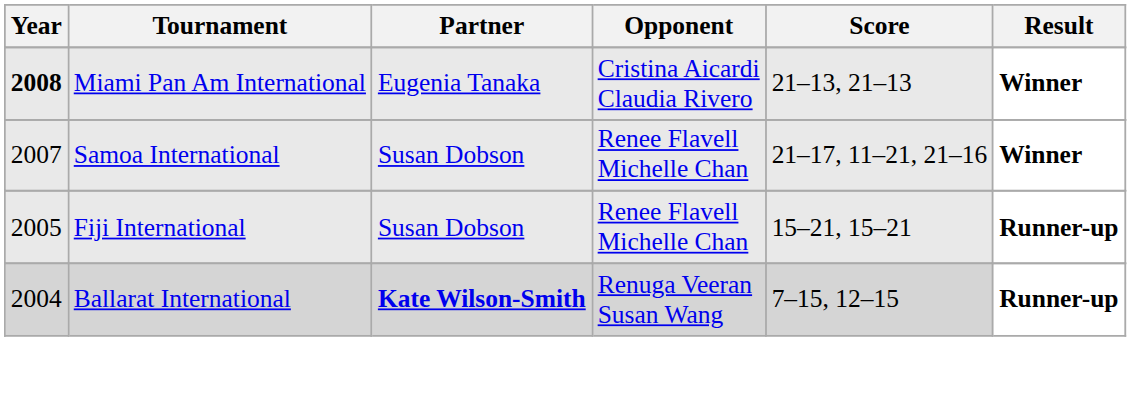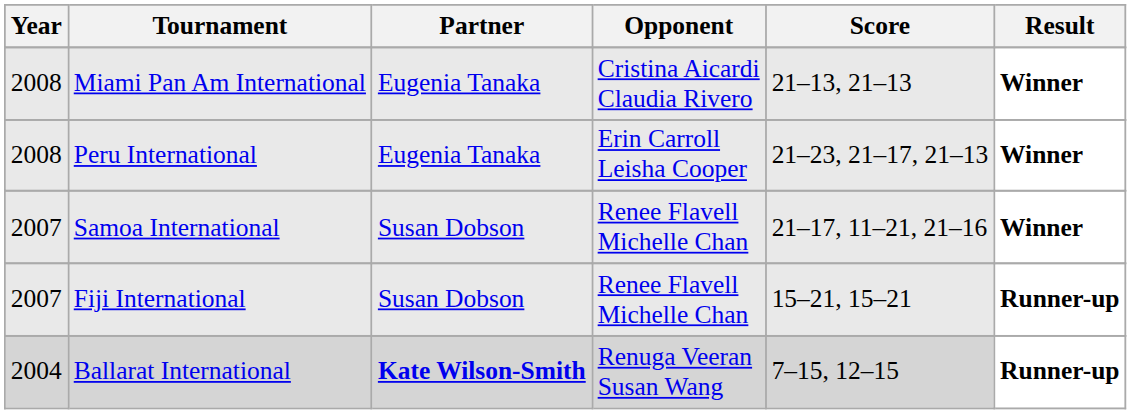(36, 82) bold -> (36, 82) normal
+ row: (165, 155)
(36, 227) 2005 -> (36, 299) 2007
